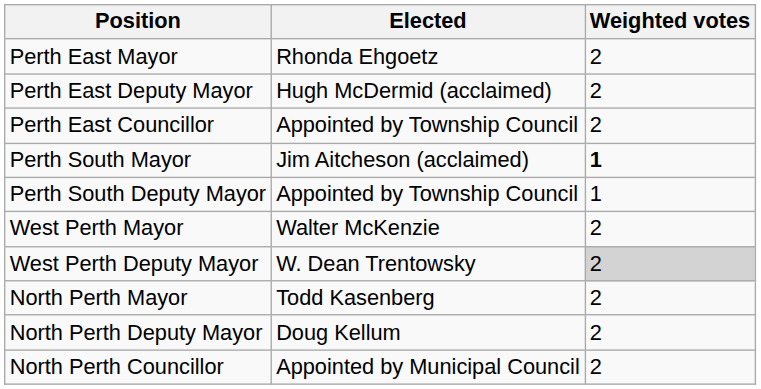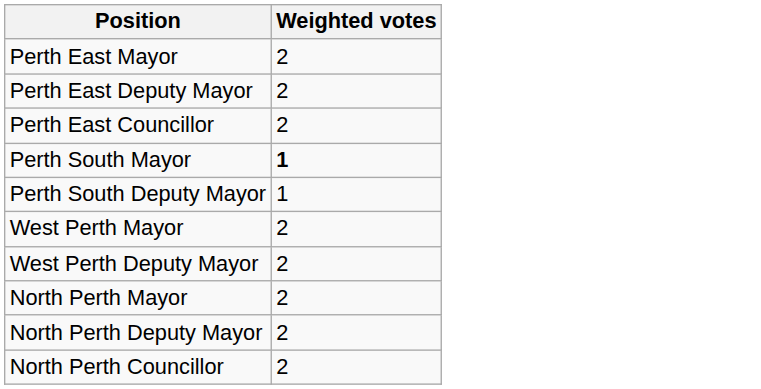- column: (428, 21)
(596, 263) lightgrey background -> (282, 263) no background
